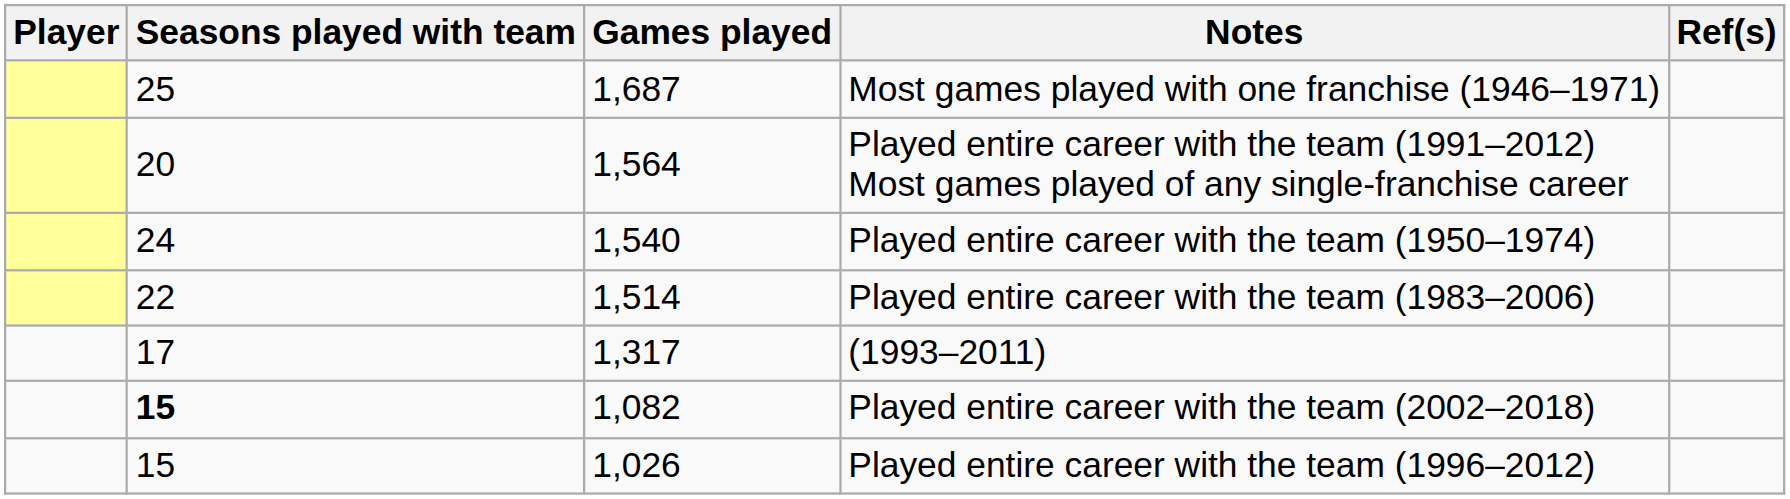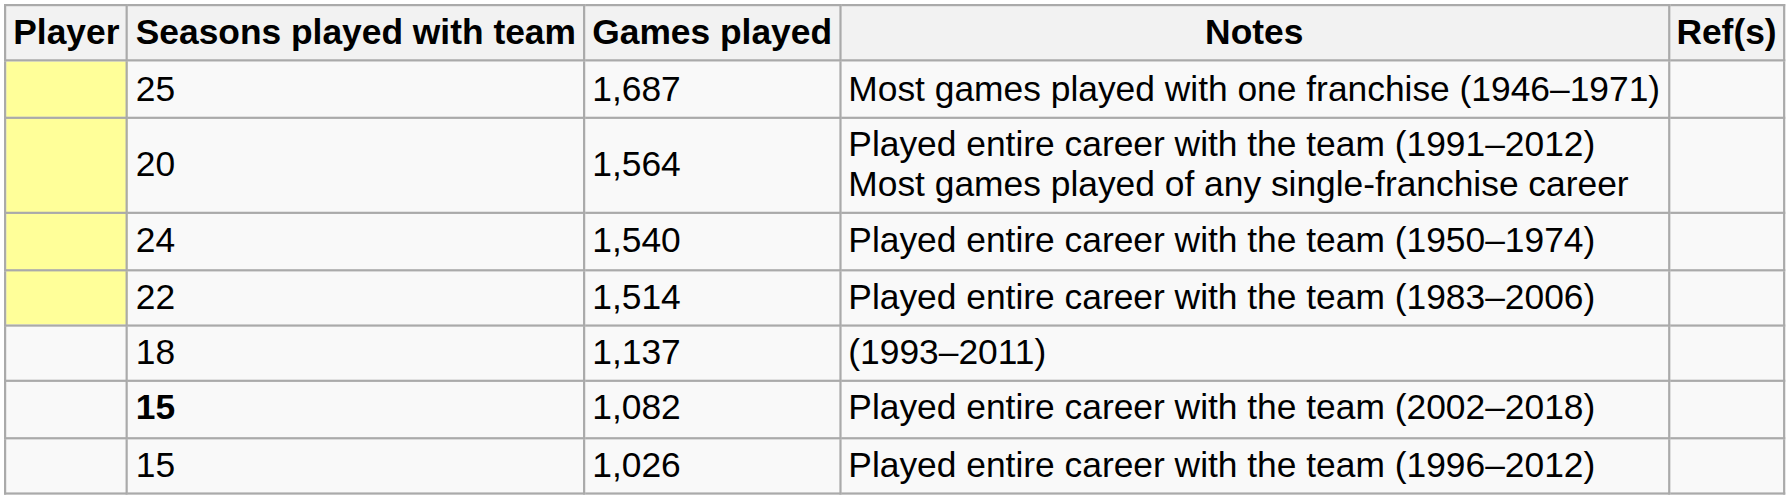(155, 352) 17 -> (155, 352) 18
(636, 352) 1,317 -> (636, 352) 1,137
